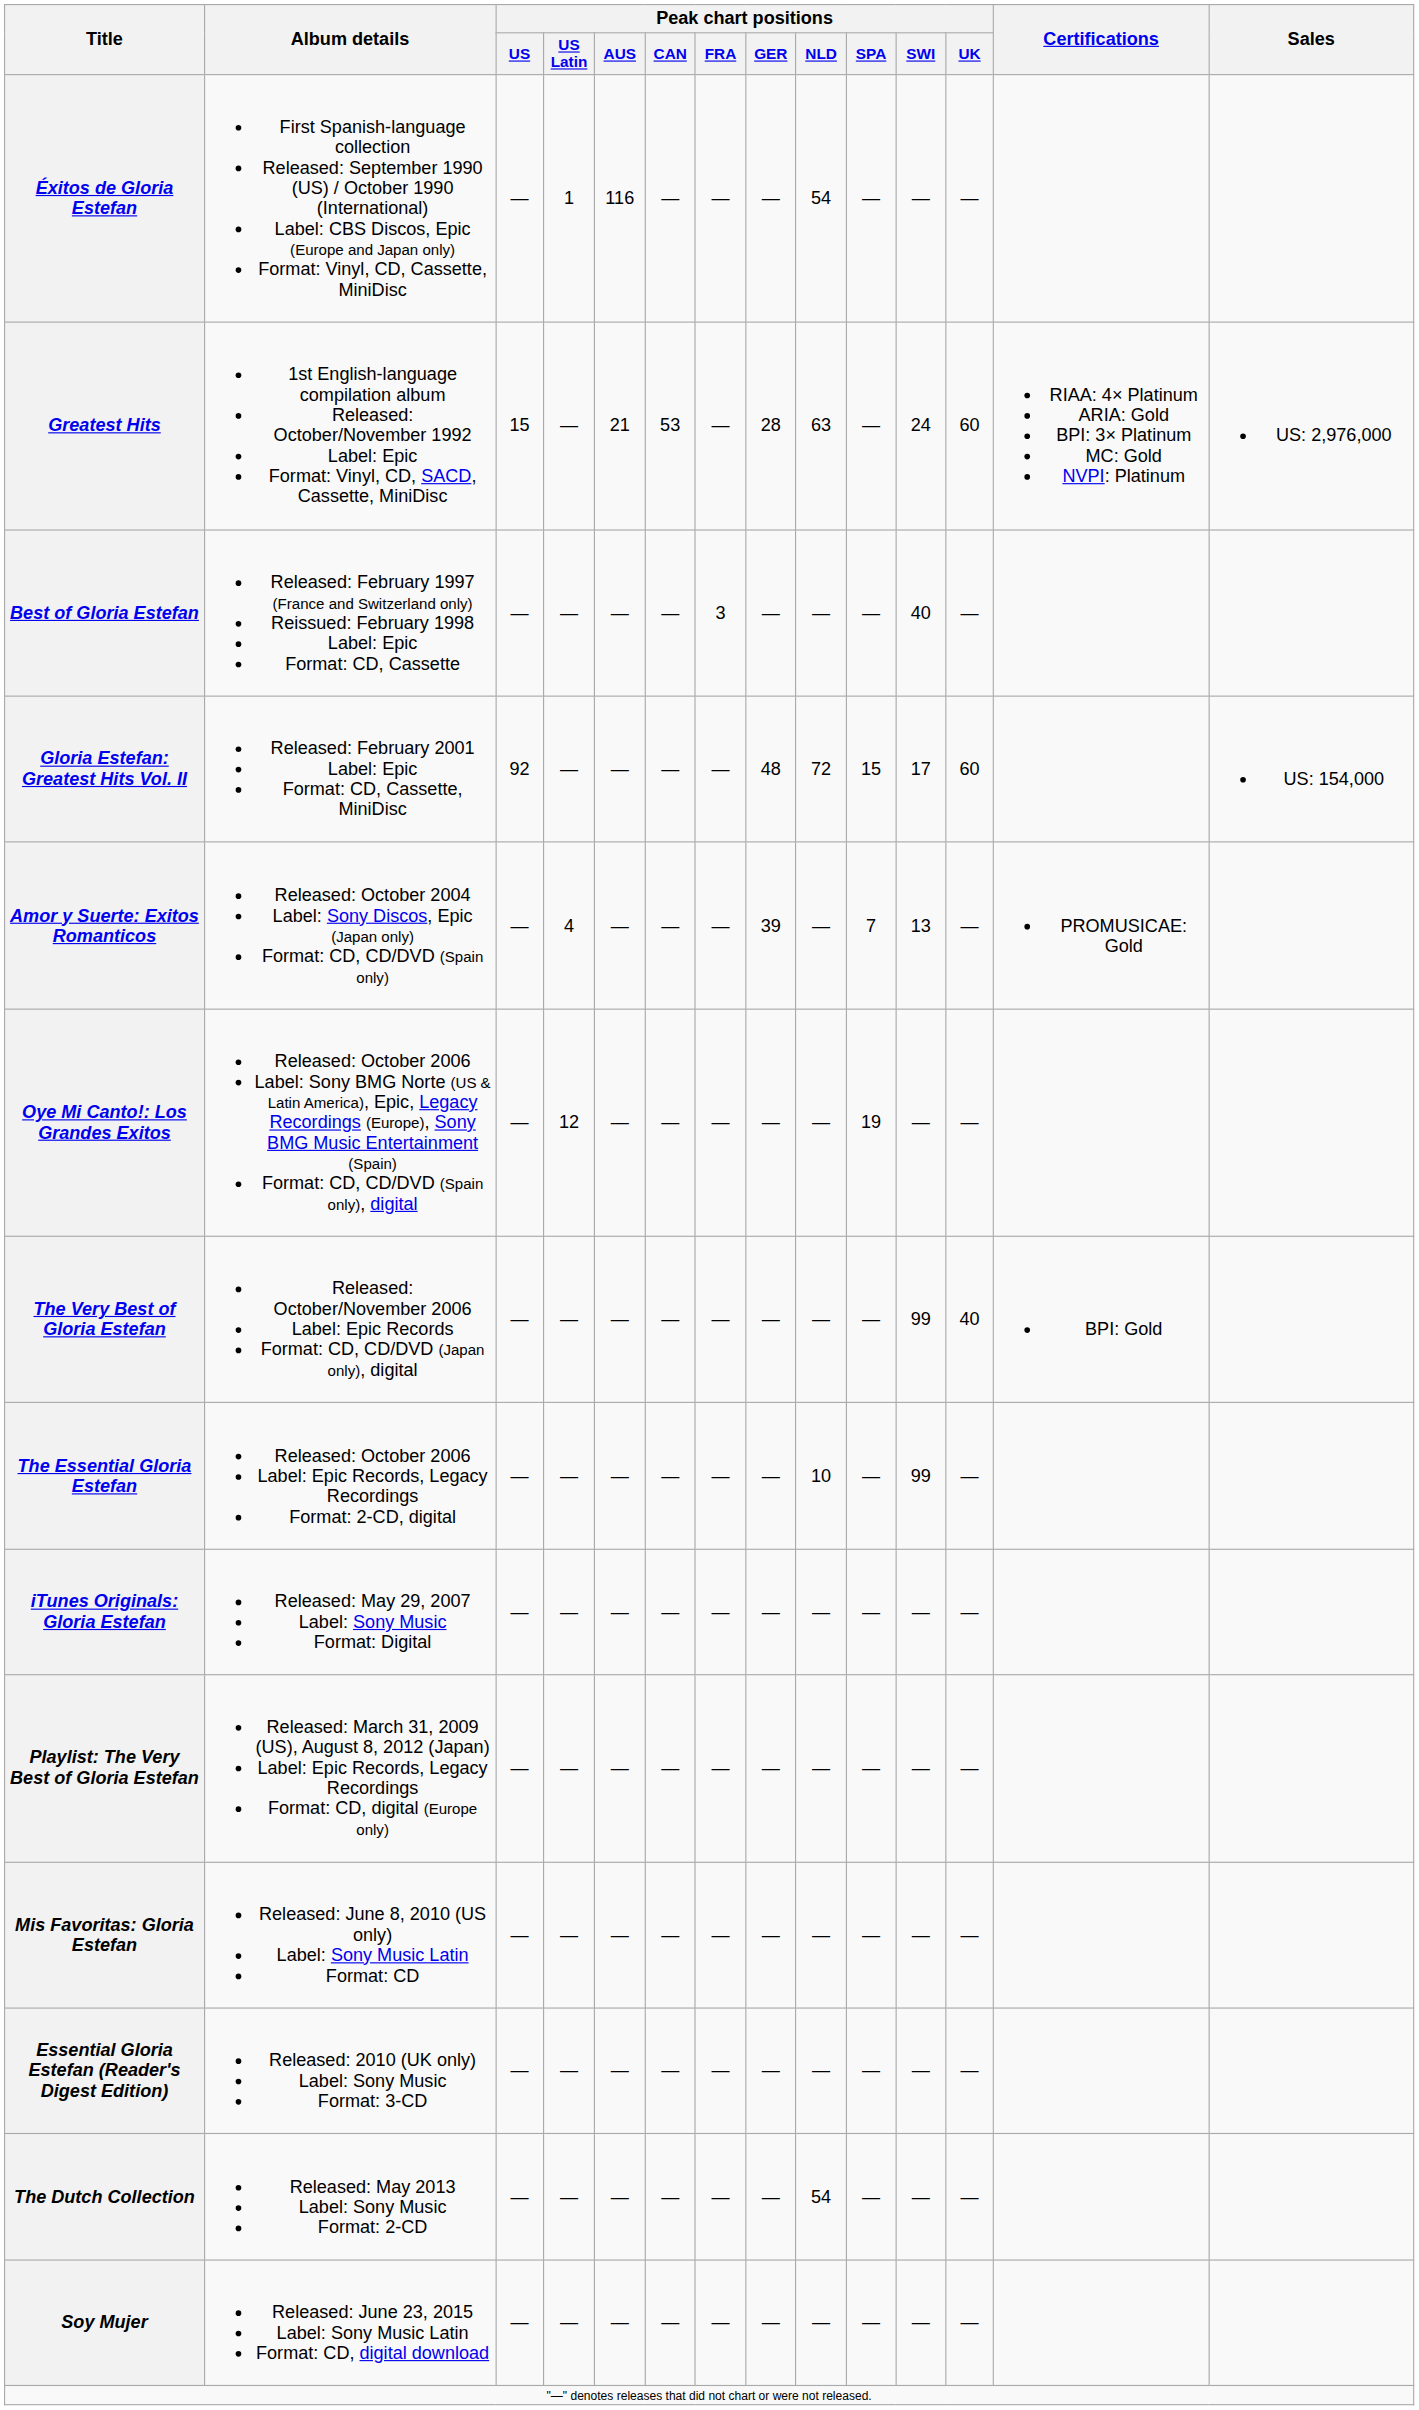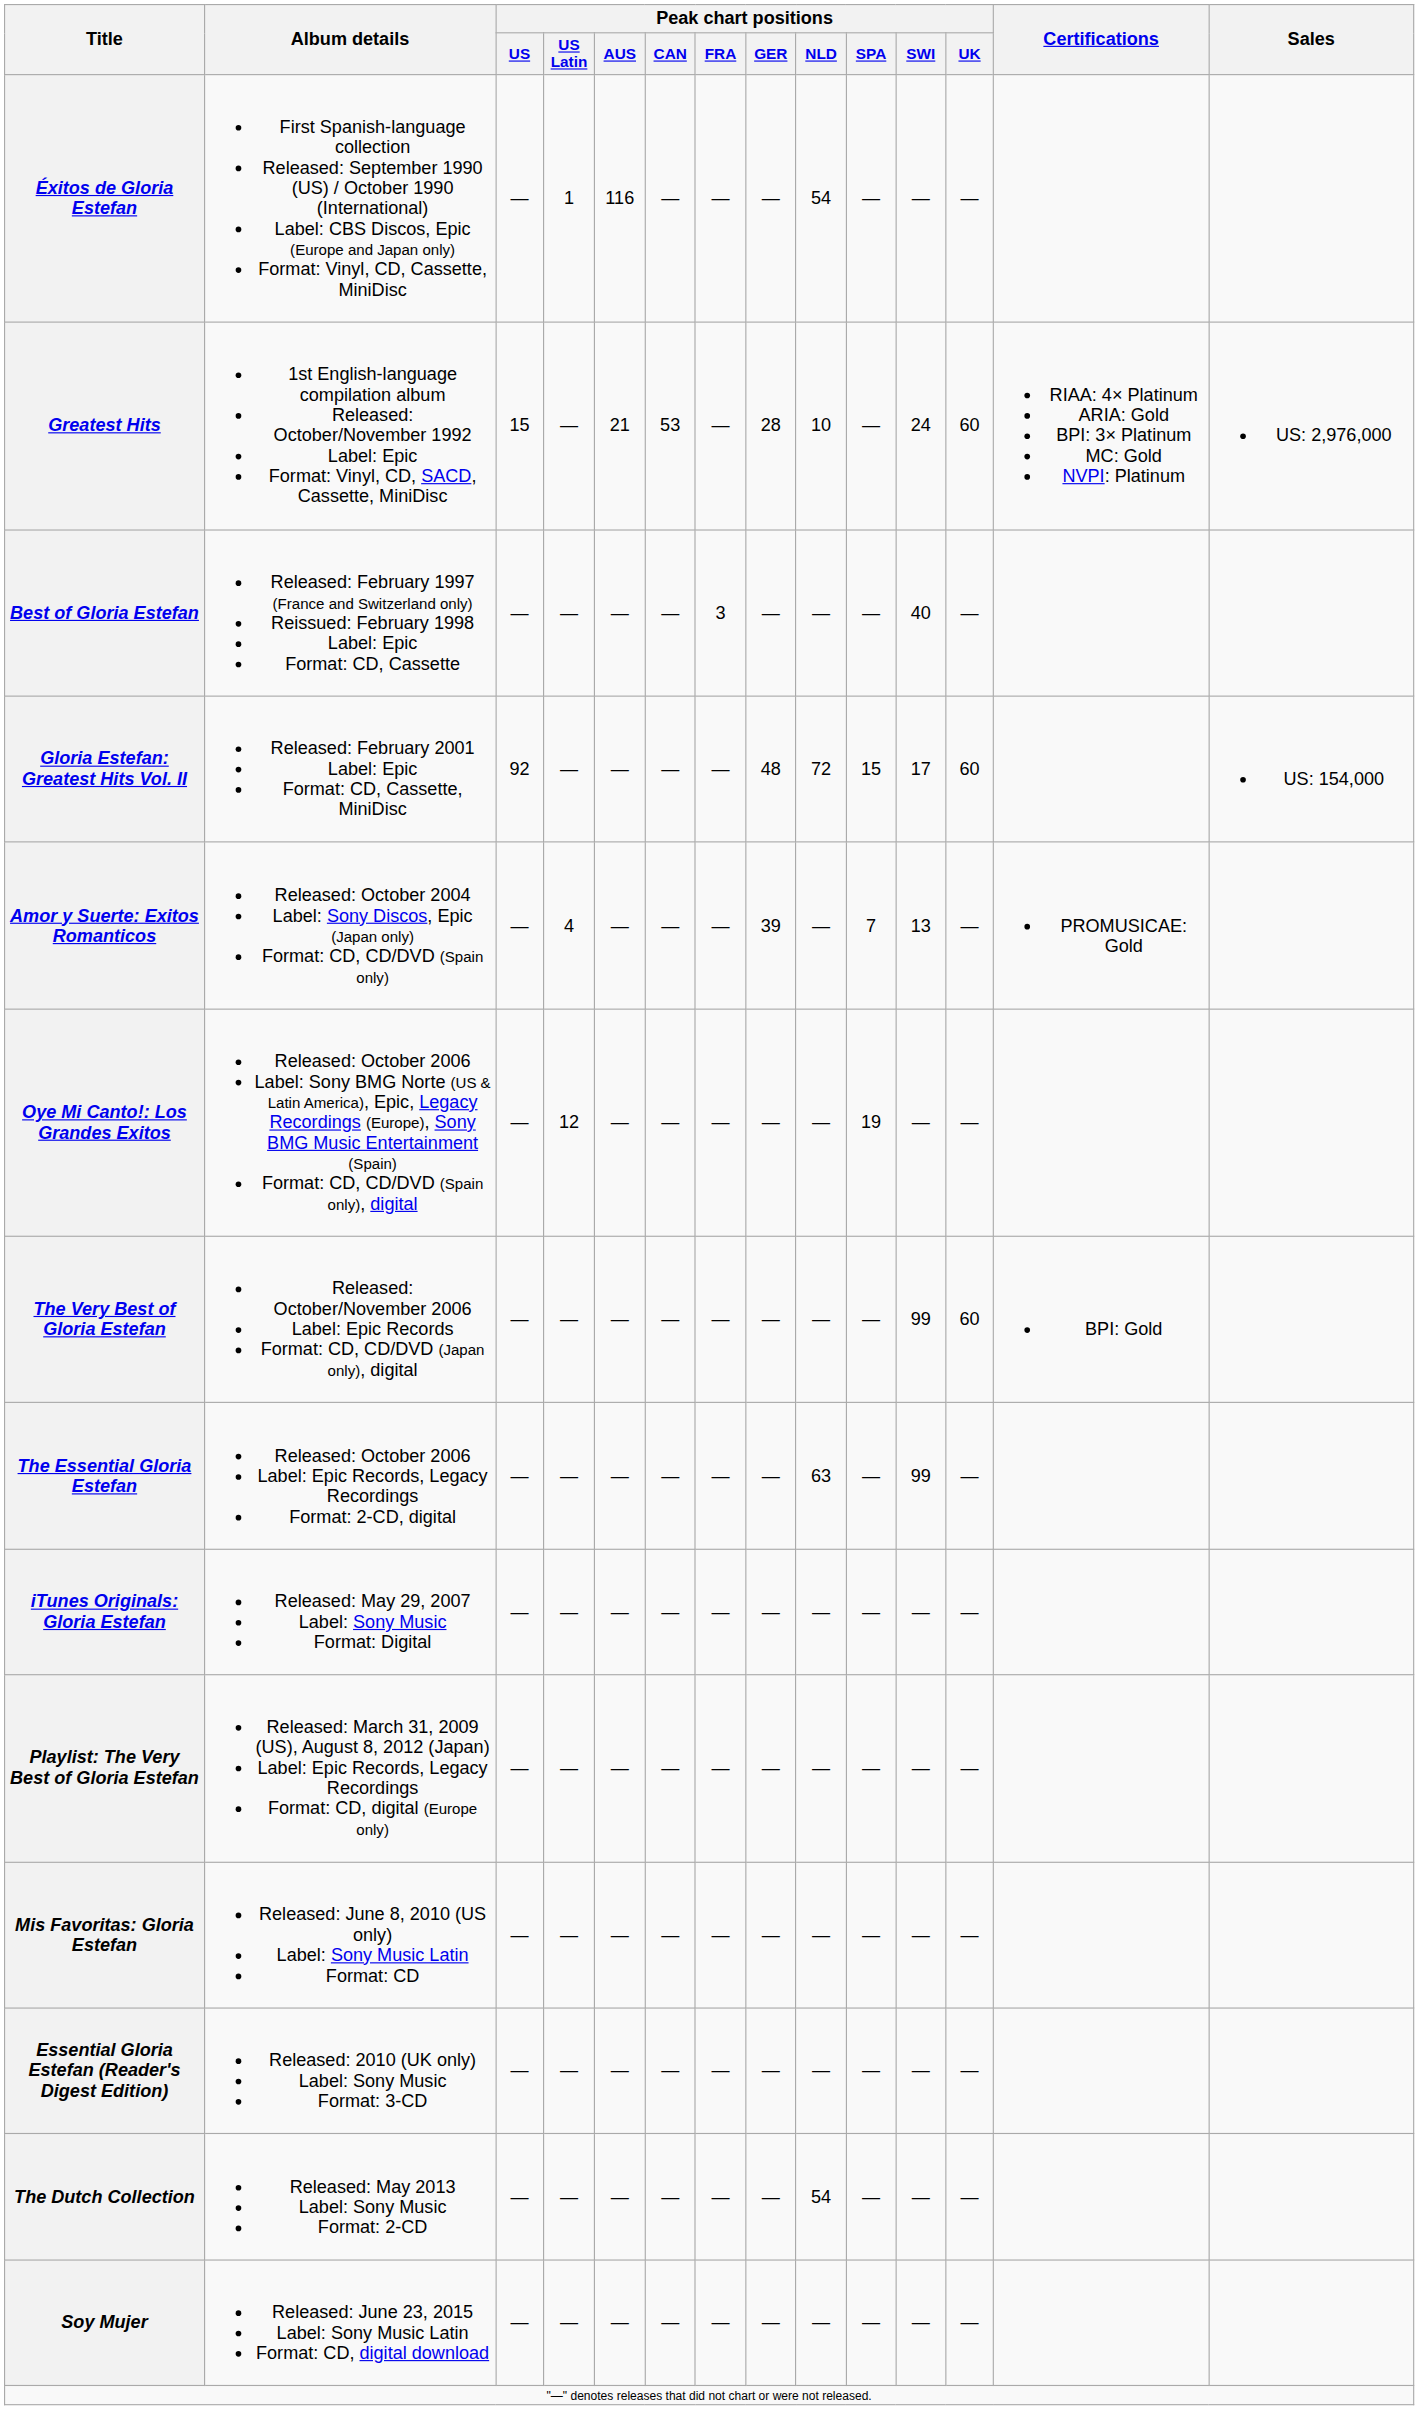(821, 425) 63 -> (821, 425) 10
(970, 1319) 40 -> (970, 1319) 60
(821, 1475) 10 -> (821, 1475) 63
